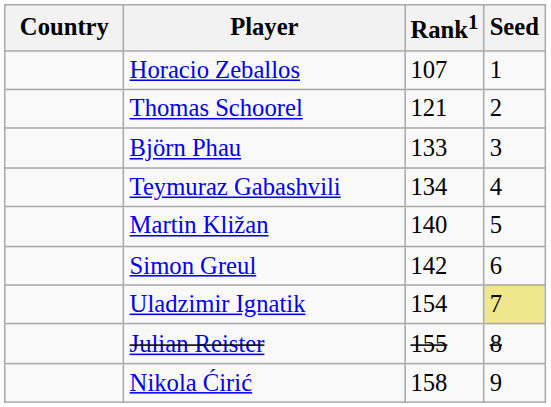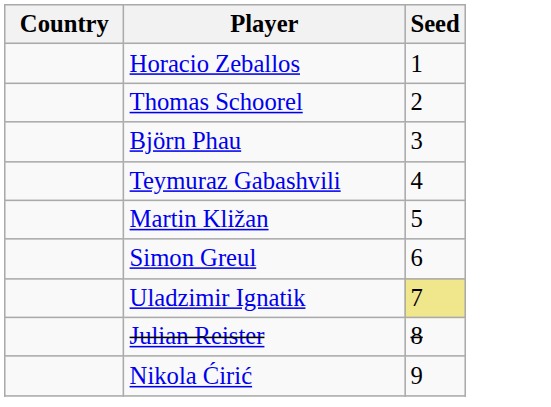- column: (444, 27)
